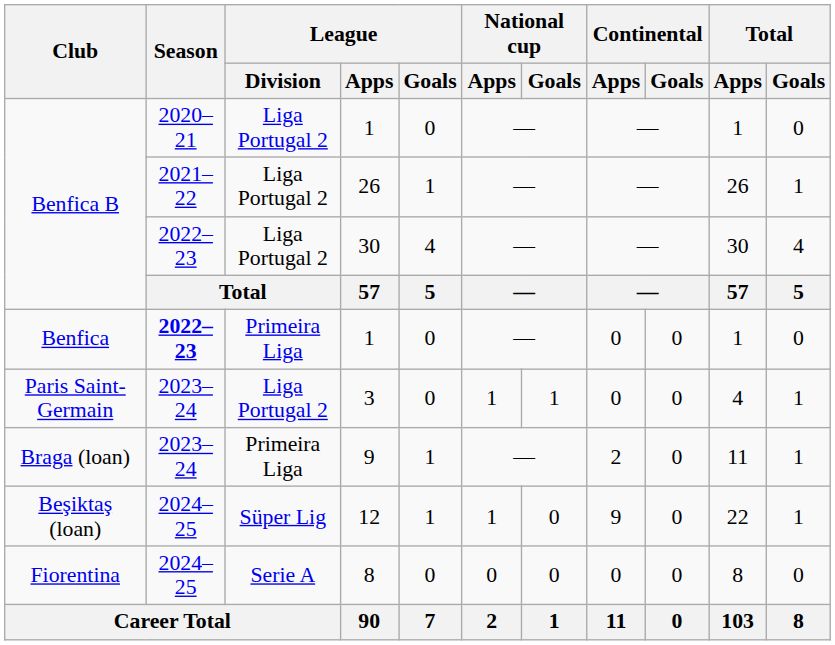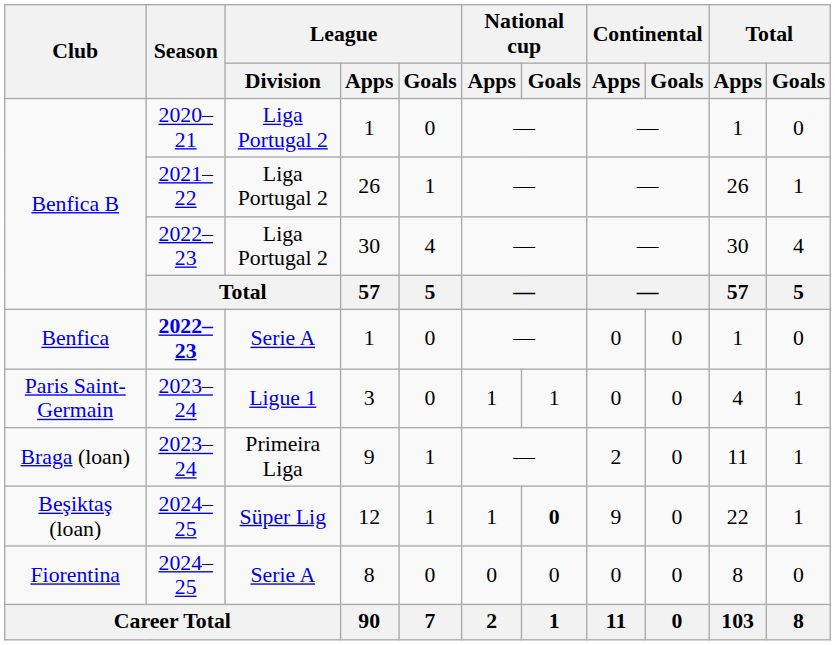(283, 338) Primeira Liga -> (283, 338) Serie A
(283, 397) Liga Portugal 2 -> (283, 397) Ligue 1
(554, 515) normal -> (554, 515) bold
